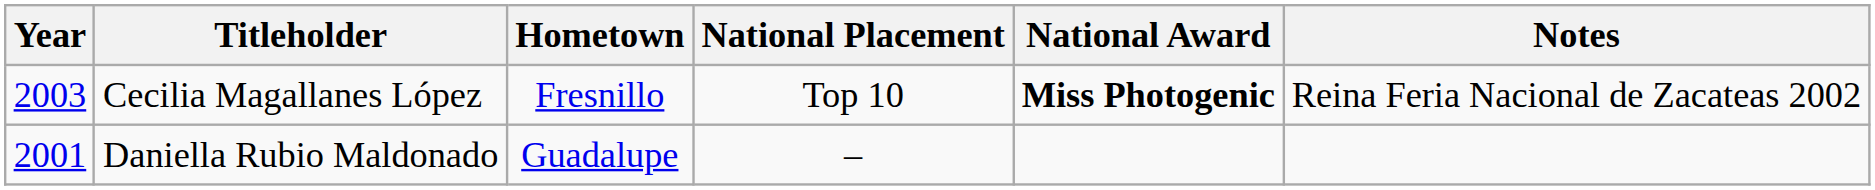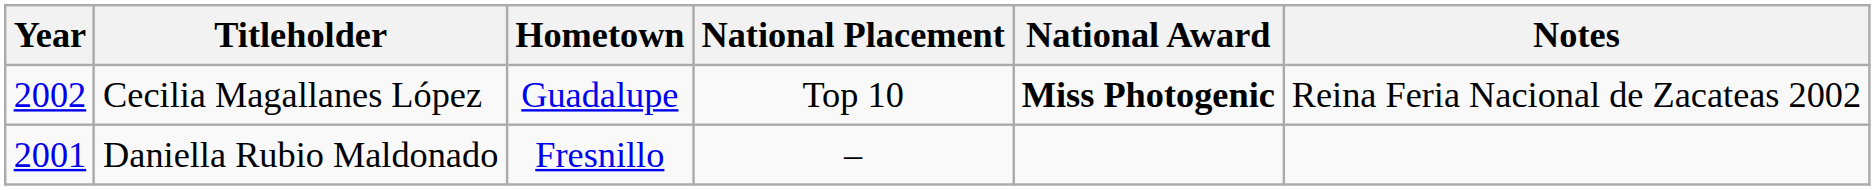(50, 94) 2003 -> (50, 94) 2002
(600, 94) Fresnillo -> (600, 94) Guadalupe
(600, 154) Guadalupe -> (600, 154) Fresnillo
